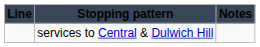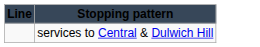- column: (236, 14)
